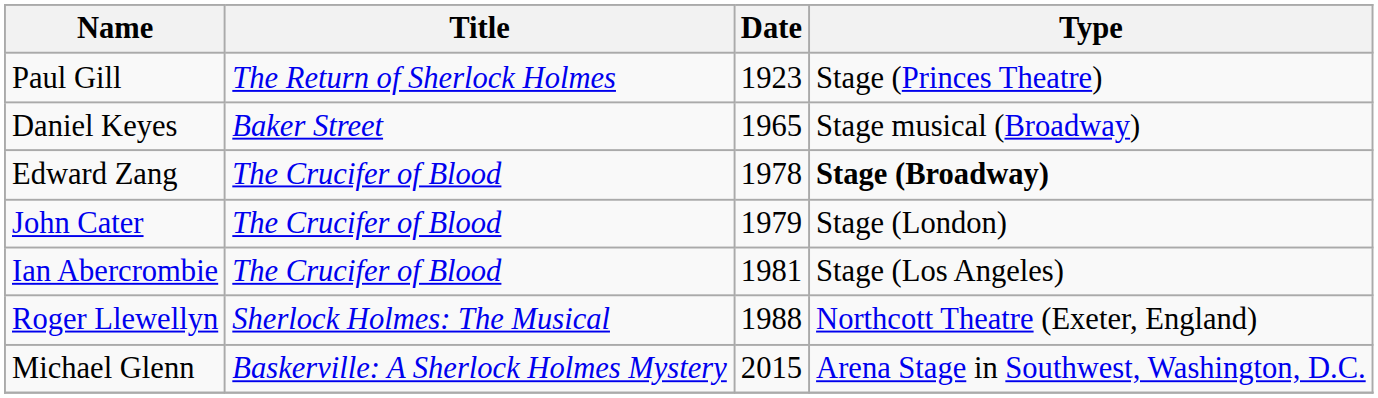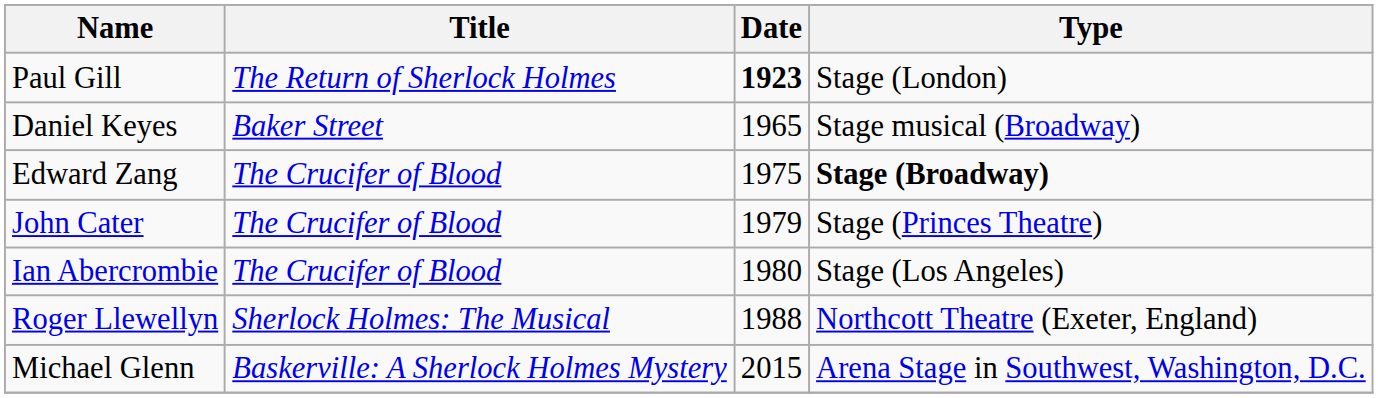(771, 77) normal -> (771, 77) bold
(959, 77) Stage (Princes Theatre) -> (912, 77) Stage (London)
(771, 174) 1978 -> (771, 174) 1975
(912, 222) Stage (London) -> (959, 222) Stage (Princes Theatre)
(771, 271) 1981 -> (771, 271) 1980
